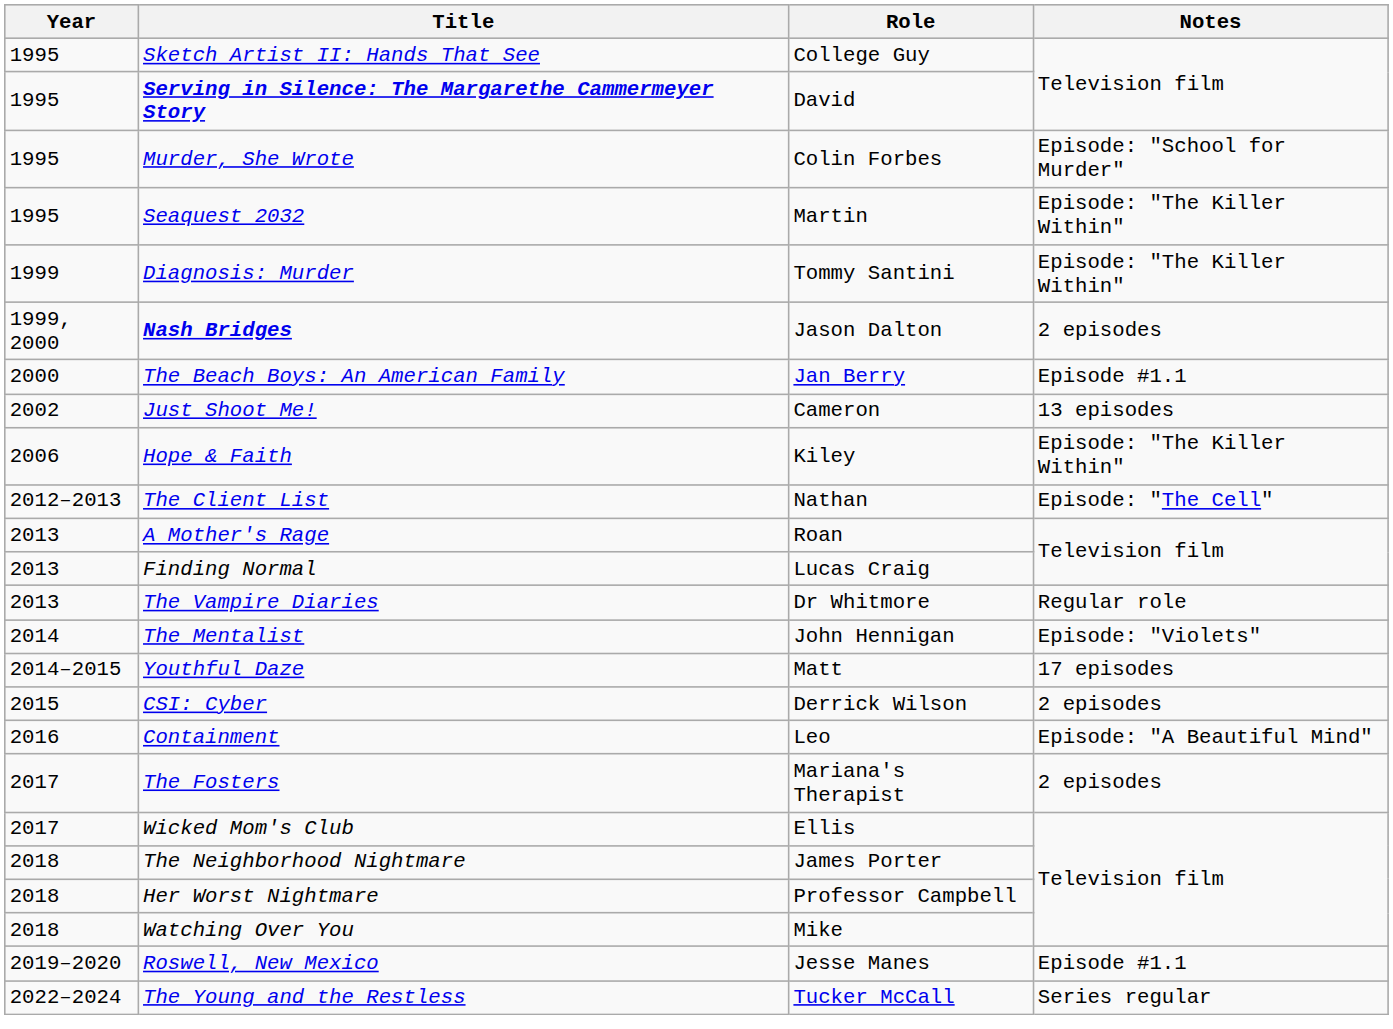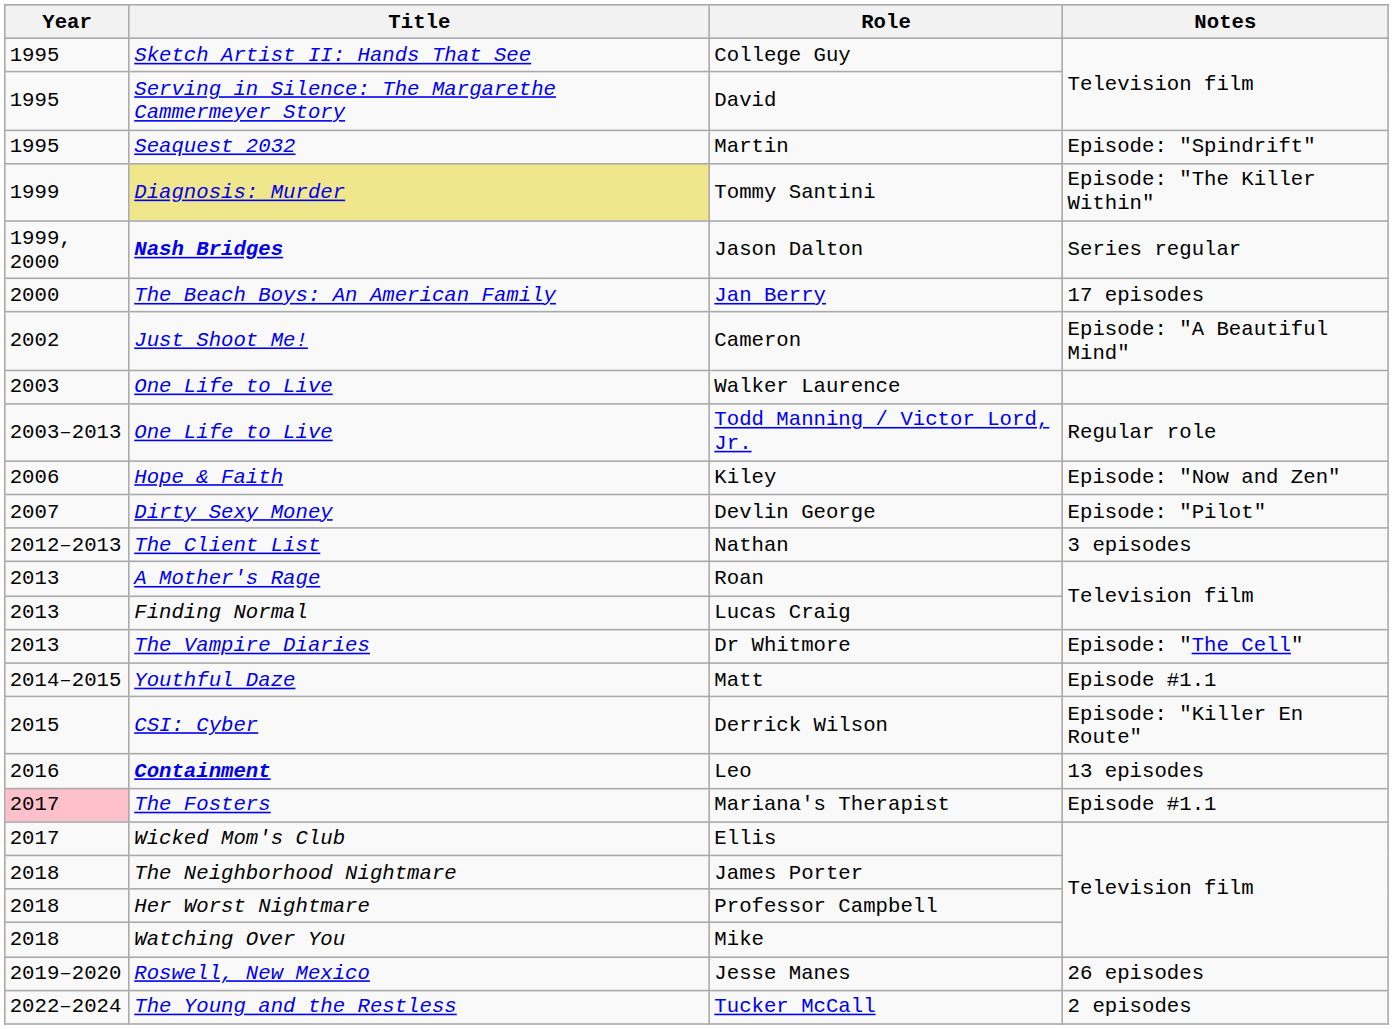(428, 101) bold -> (345, 101) normal
- row: (868, 158)
(1162, 216) Episode: "The Killer Within" -> (1192, 147) Episode: "Spindrift"
(248, 274) no background -> (240, 192) khaki background
(1100, 331) 2 episodes -> (1154, 250) Series regular
(1112, 377) Episode #1.1 -> (1136, 295) 17 episodes
(1106, 410) 13 episodes -> (1198, 341) Episode: "A Beautiful Mind"
+ row: (807, 387)
+ row: (882, 432)
(1162, 456) Episode: "The Killer Within" -> (1204, 478) Episode: "Now and Zen"
+ row: (795, 511)
(1156, 502) Episode: "The Cell" -> (1130, 545) 3 episodes
(1112, 603) Regular role -> (1185, 646) Episode: "The Cell"
- row: (874, 636)
(1106, 670) 17 episodes -> (1142, 680) Episode #1.1
(1100, 704) 2 episodes -> (1185, 726) Episode: "Killer En Route"
(211, 737) normal -> (202, 771) bold
(1205, 737) Episode: "A Beautiful Mind" -> (1136, 771) 13 episodes
(35, 783) no background -> (35, 805) pink background
(1100, 783) 2 episodes -> (1142, 805) Episode #1.1
(1112, 963) Episode #1.1 -> (1136, 973) 26 episodes
(1125, 997) Series regular -> (1130, 1007) 2 episodes
